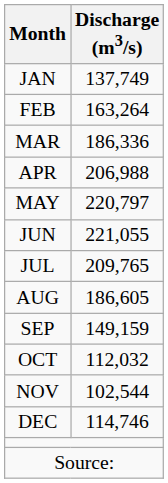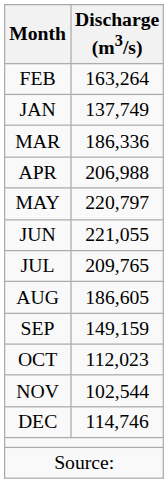rows swapped: (38, 78) <-> (38, 109)
(117, 359) 112,032 -> (117, 359) 112,023
